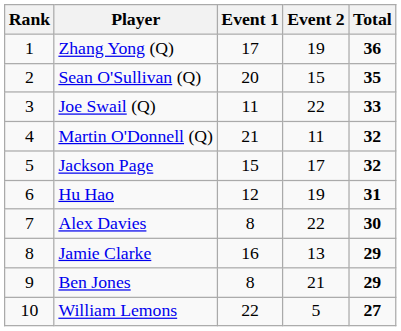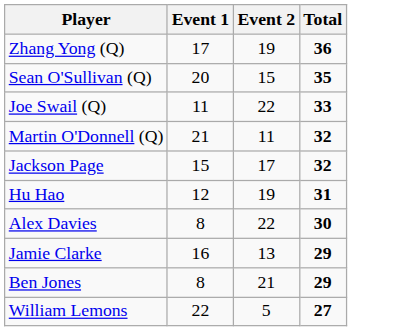- column: (29, 19)
